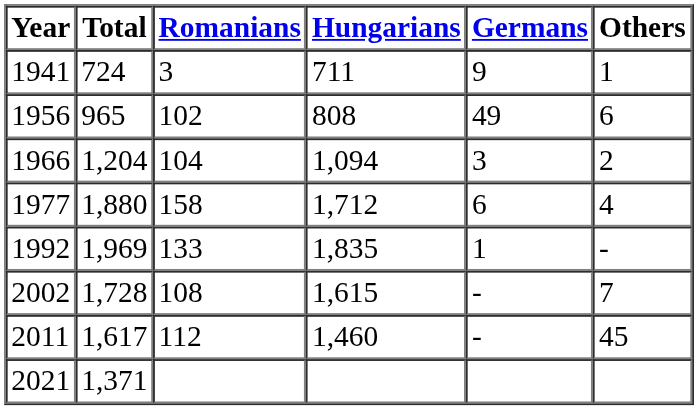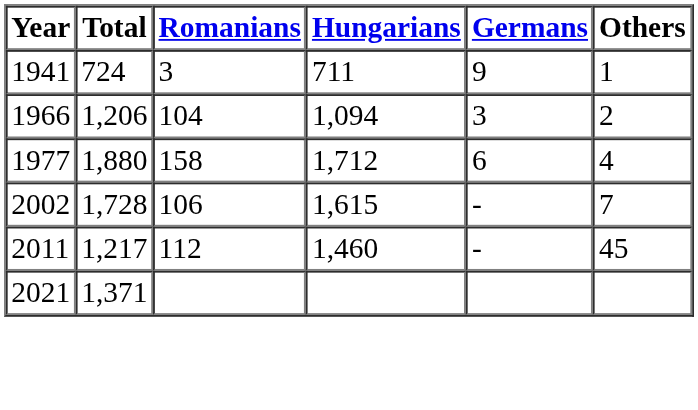- row: (41, 115)
(114, 159) 1,204 -> (114, 115) 1,206
- row: (41, 248)
(181, 292) 108 -> (181, 204) 106
(114, 336) 1,617 -> (114, 248) 1,217
